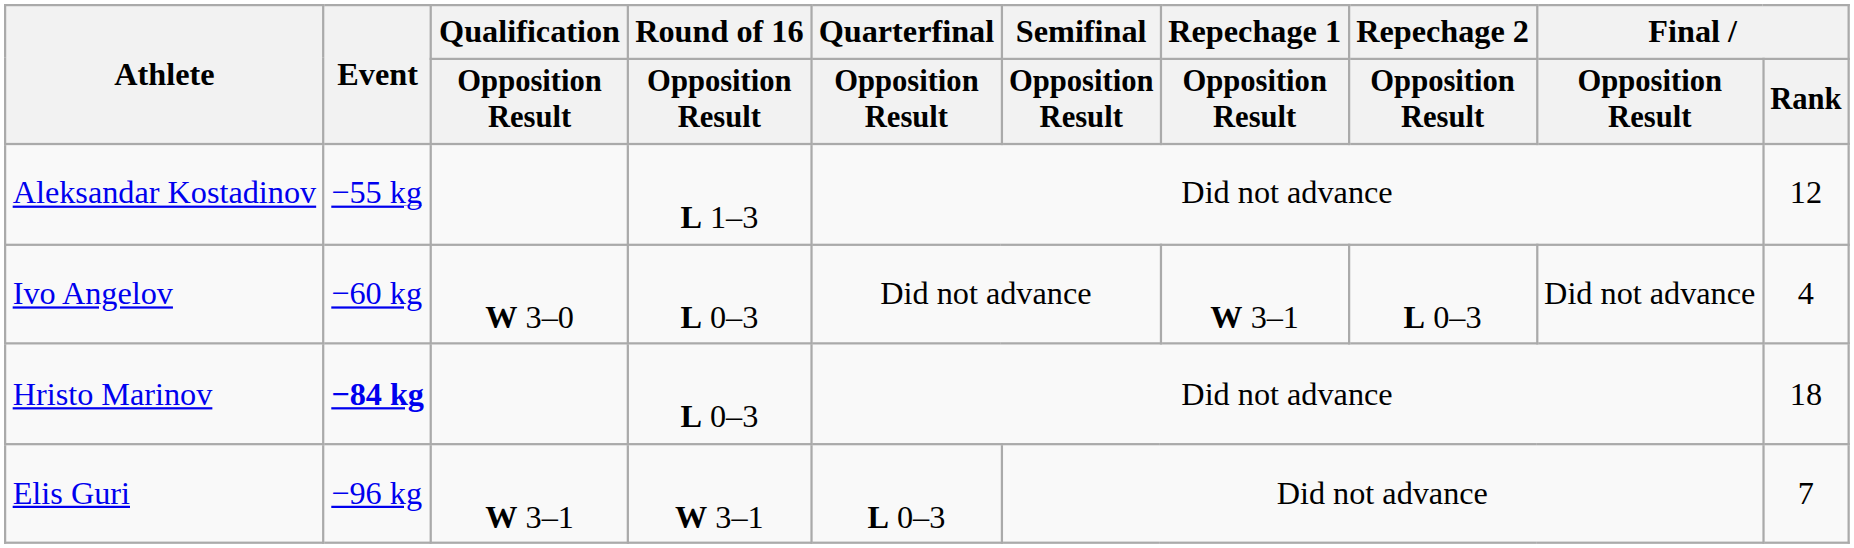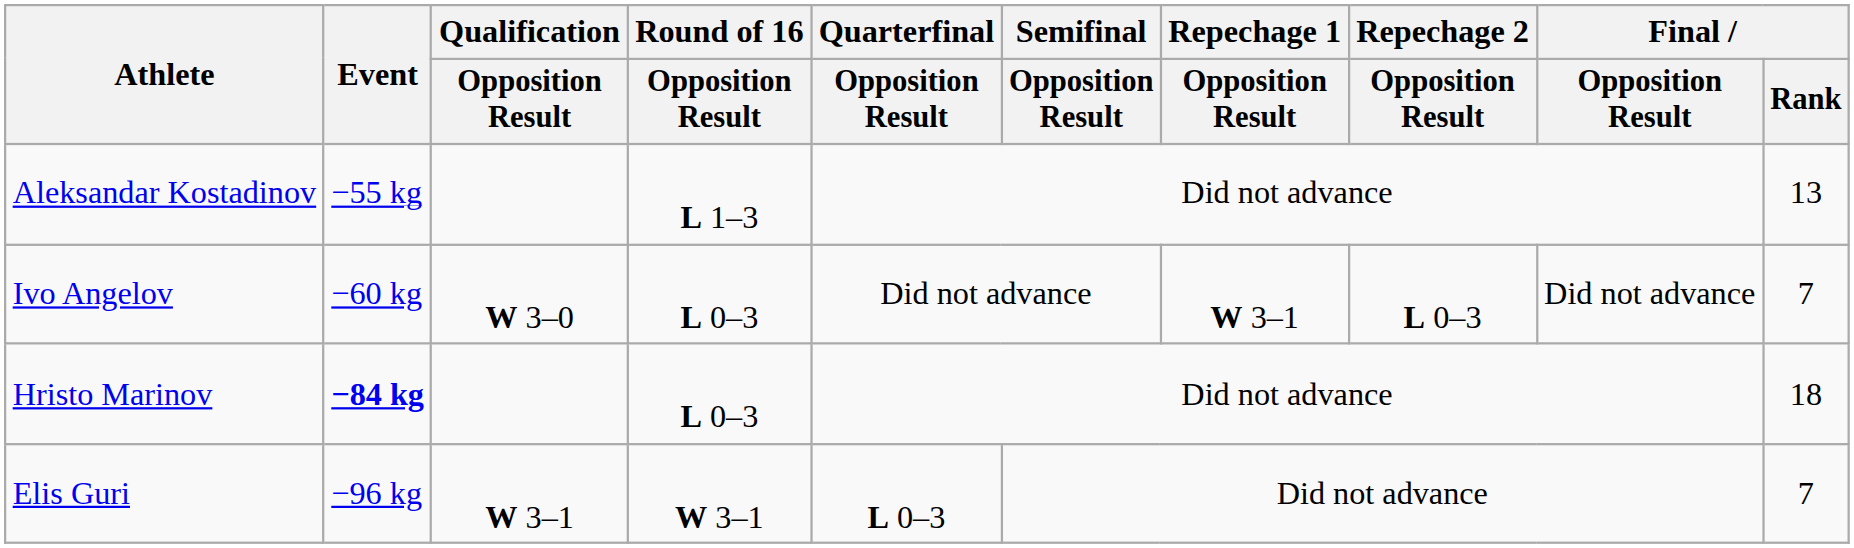(1806, 194) 12 -> (1806, 194) 13
(1806, 293) 4 -> (1806, 293) 7
